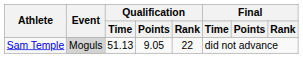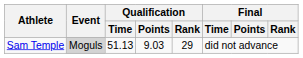(154, 46) 9.05 -> (154, 46) 9.03
(187, 46) 22 -> (187, 46) 29
